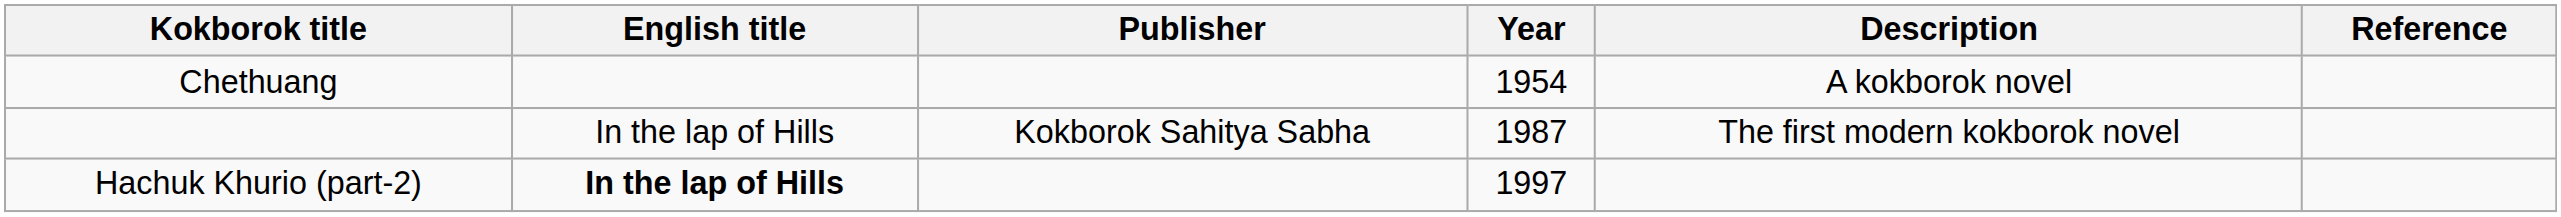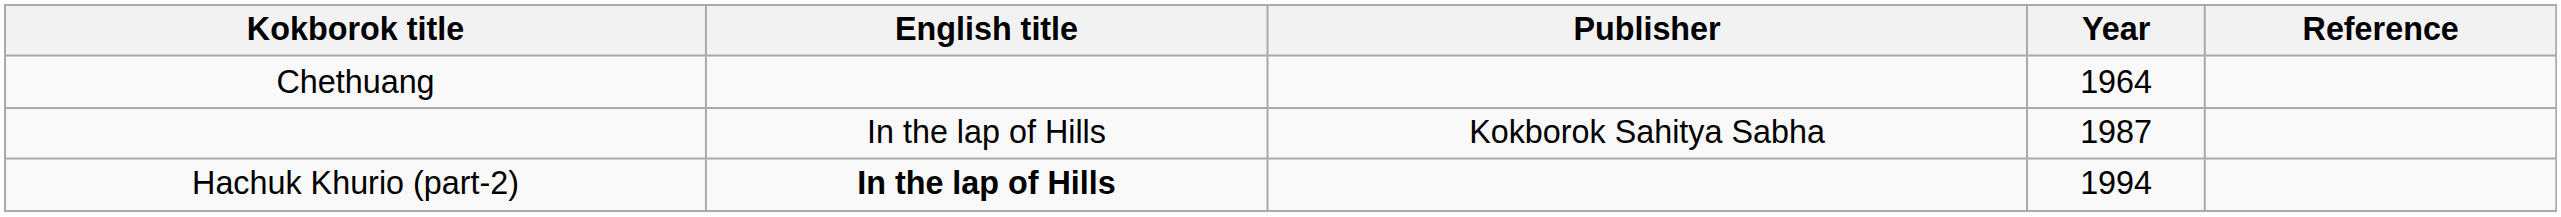- column: (1949, 30)
(1531, 81) 1954 -> (2116, 81) 1964
(1531, 183) 1997 -> (2116, 183) 1994
